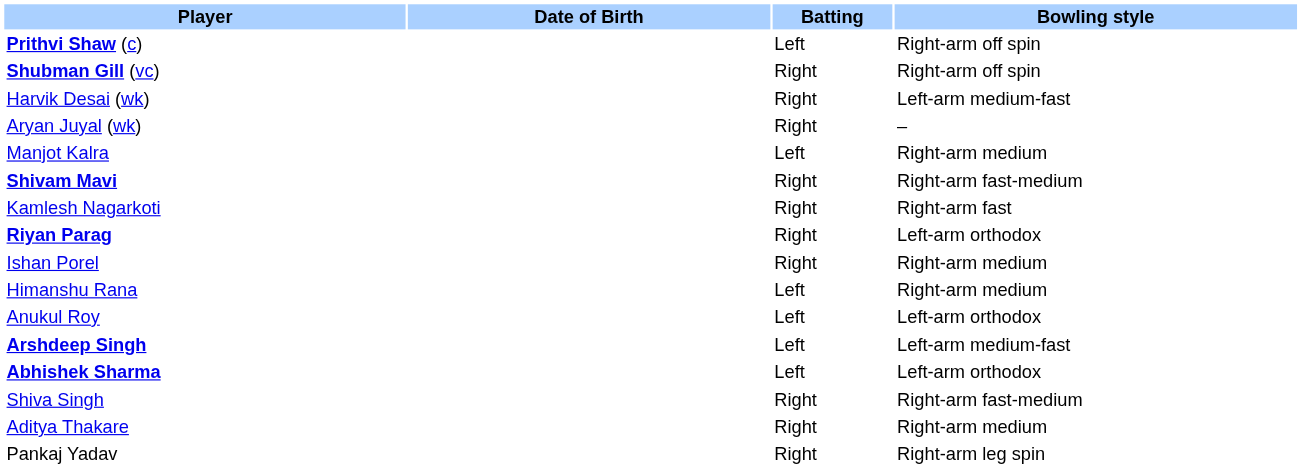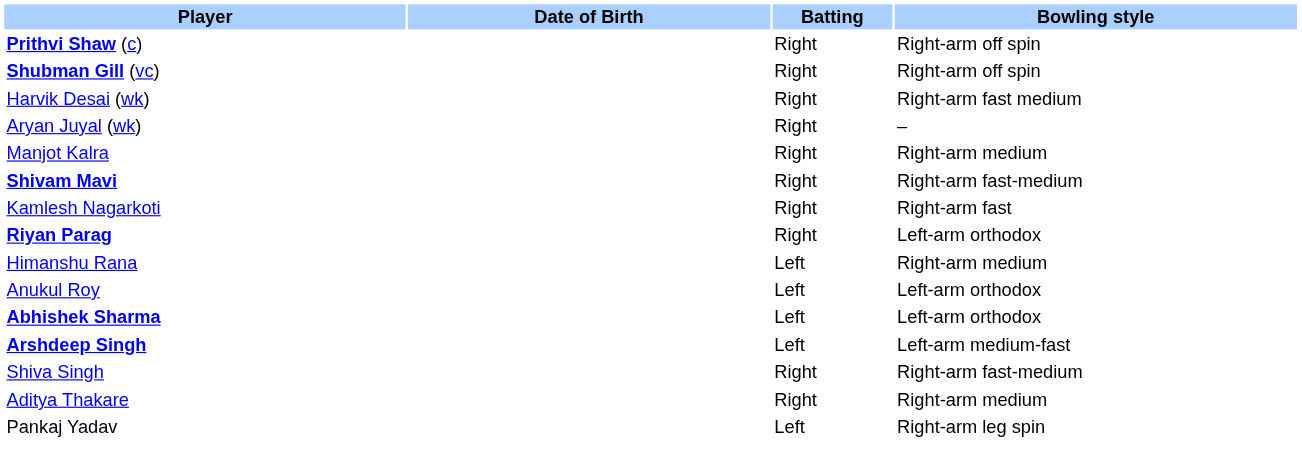(790, 44) Left -> (796, 44) Right
(984, 98) Left-arm medium-fast -> (989, 98) Right-arm fast medium
(790, 153) Left -> (796, 153) Right
- row: (53, 262)
rows swapped: (84, 372) <-> (76, 345)
(796, 454) Right -> (790, 427) Left
